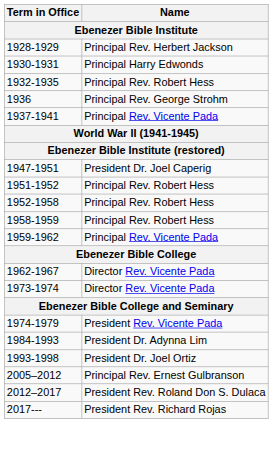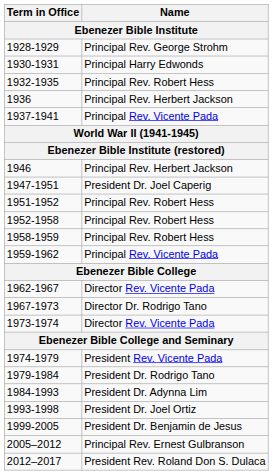(158, 47) Principal Rev. Herbert Jackson -> (156, 47) Principal Rev. George Strohm
(156, 99) Principal Rev. George Strohm -> (158, 99) Principal Rev. Herbert Jackson
+ row: (19, 168)
+ row: (33, 306)
+ row: (33, 375)
+ row: (33, 427)
- row: (24, 409)
